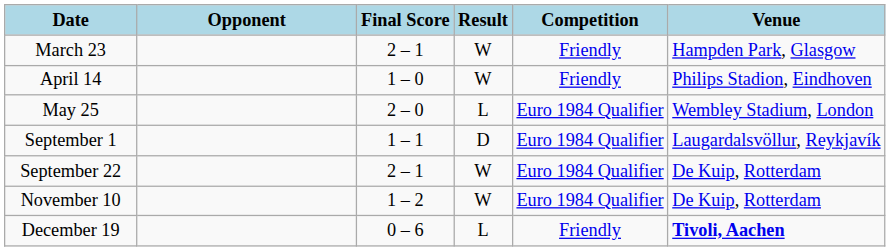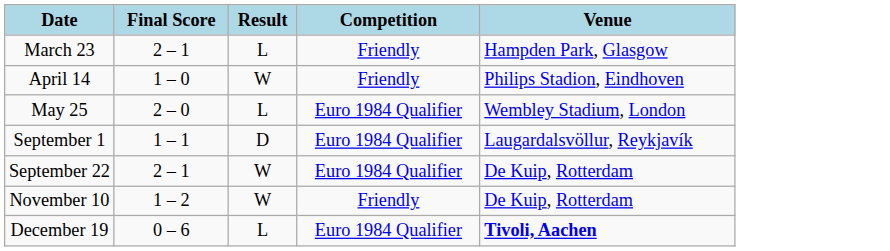- column: (247, 19)
(483, 50) W -> (263, 50) L
(590, 200) Euro 1984 Qualifier -> (388, 200) Friendly
(590, 231) Friendly -> (388, 231) Euro 1984 Qualifier
